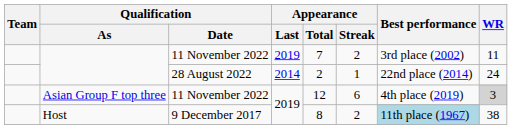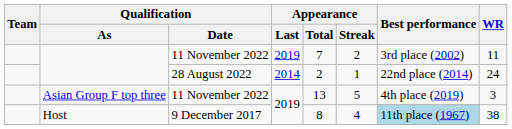(319, 94) 12 -> (319, 94) 13
(357, 94) 6 -> (357, 94) 5
(493, 94) lightgrey background -> (493, 94) no background
(357, 114) 2 -> (357, 114) 4
